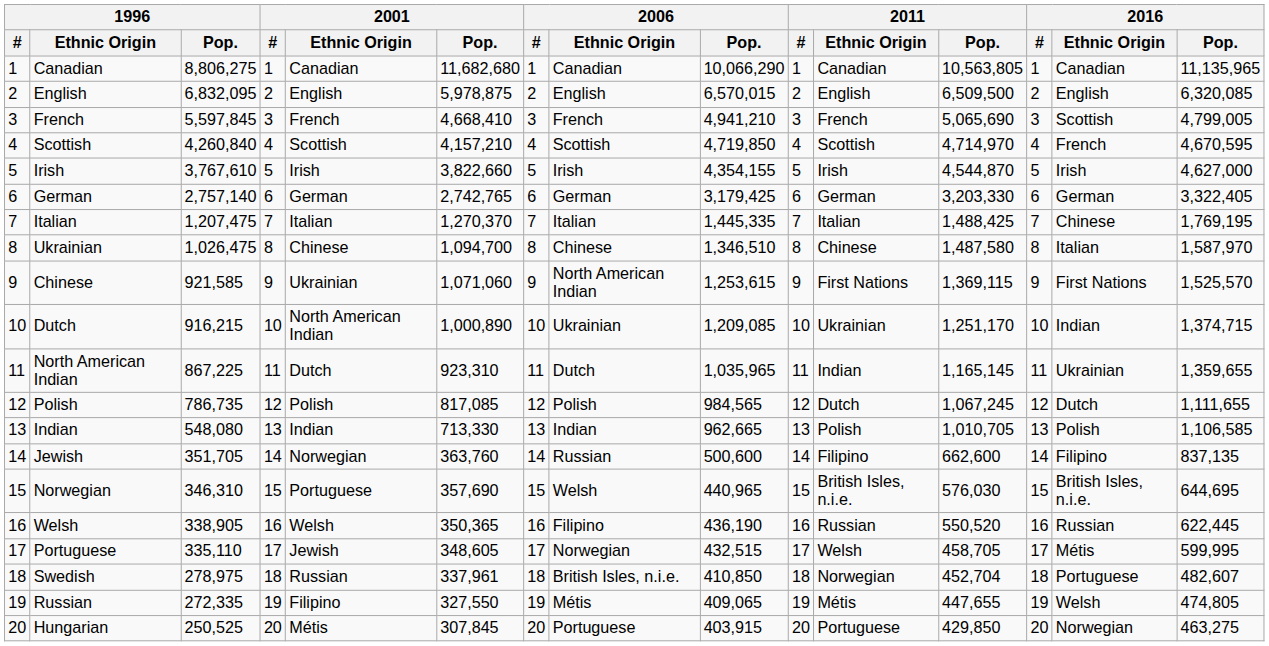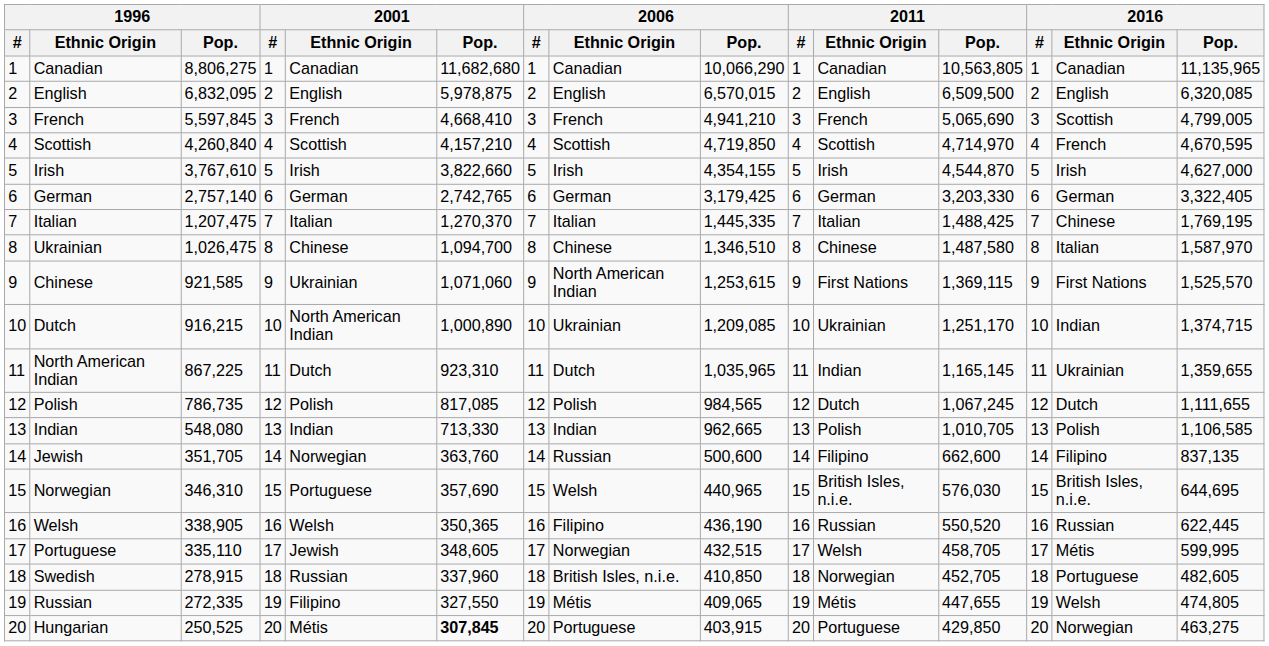(214, 576) 278,975 -> (214, 576) 278,915
(469, 576) 337,961 -> (469, 576) 337,960
(971, 576) 452,704 -> (971, 576) 452,705
(1210, 576) 482,607 -> (1210, 576) 482,605
(469, 628) normal -> (469, 628) bold
